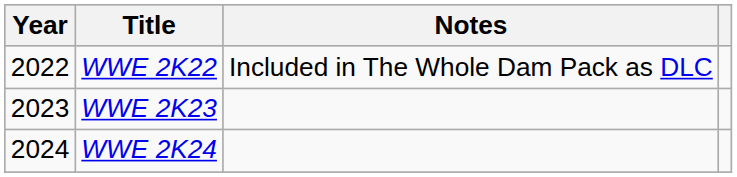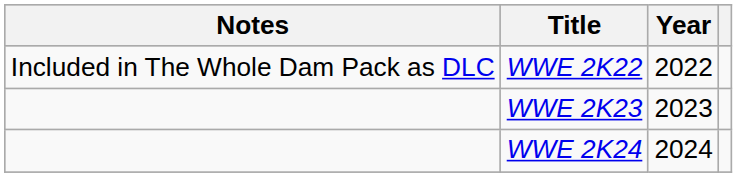columns swapped: (40, 25) <-> (471, 25)
